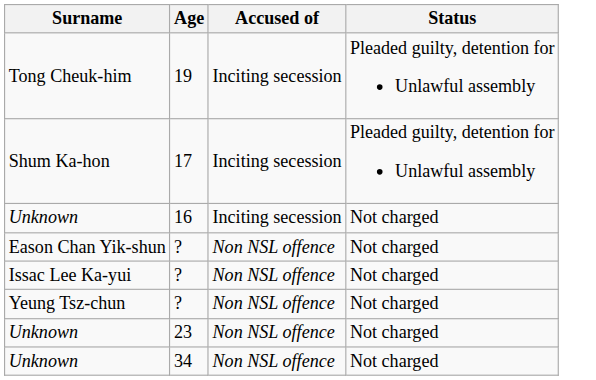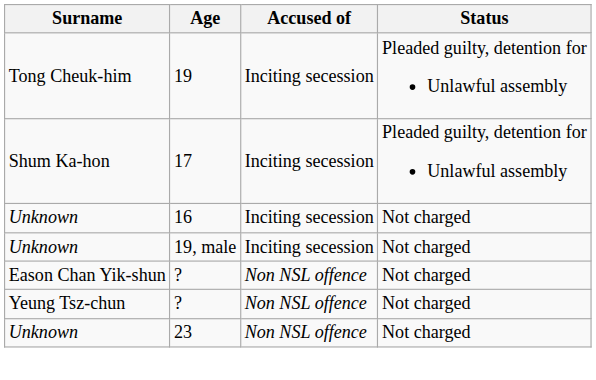+ row: (43, 246)
- row: (70, 275)
- row: (43, 361)
